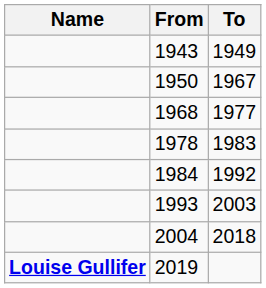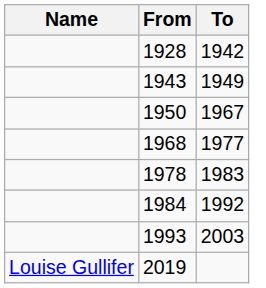+ row: (165, 50)
- row: (176, 236)
(77, 267) bold -> (72, 267) normal
